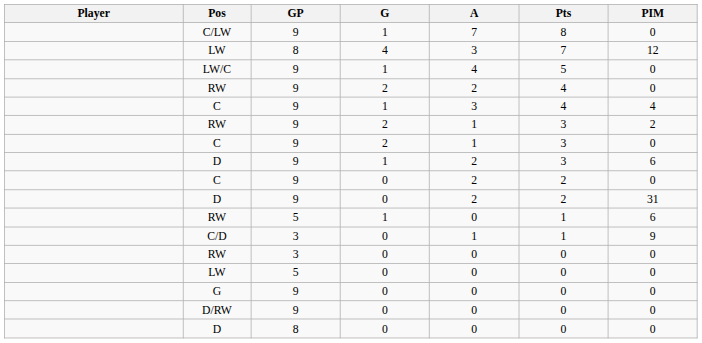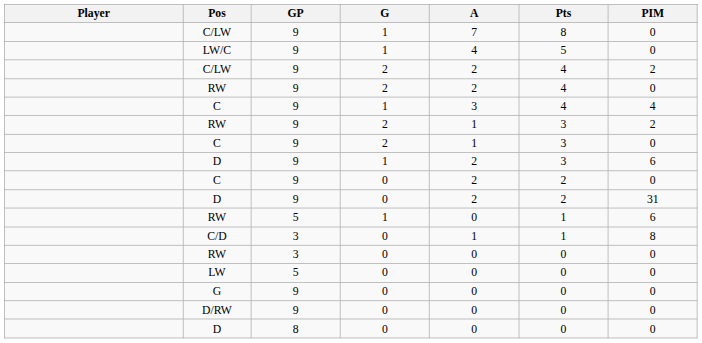- row: (217, 50)
+ row: (217, 69)
(653, 236) 9 -> (653, 236) 8
